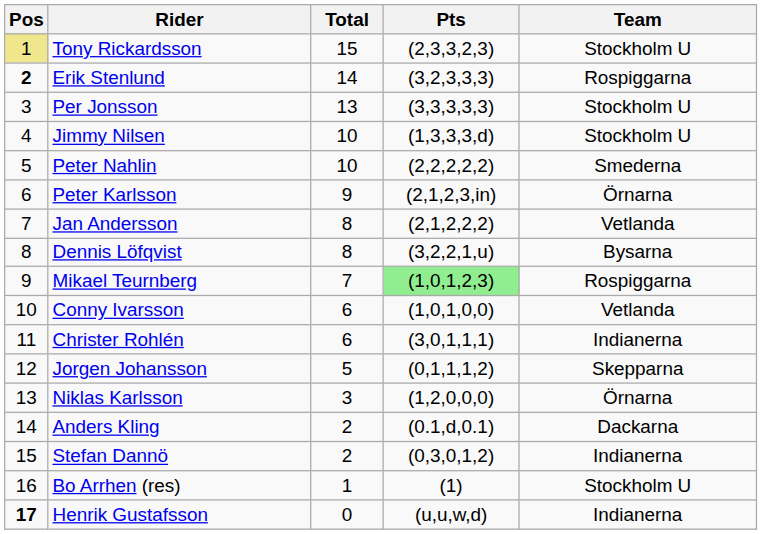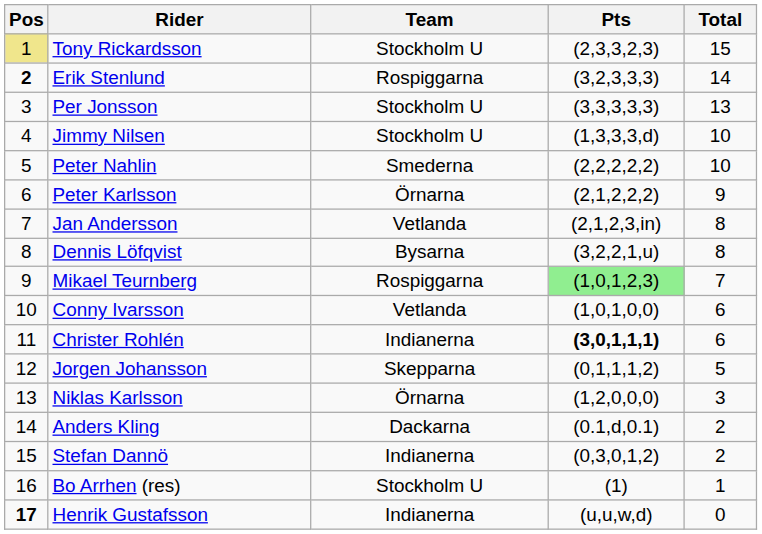columns swapped: (638, 19) <-> (347, 19)
(451, 194) (2,1,2,3,in) -> (616, 194) (2,1,2,2,2)
(451, 223) (2,1,2,2,2) -> (616, 223) (2,1,2,3,in)
(451, 340) normal -> (616, 340) bold
